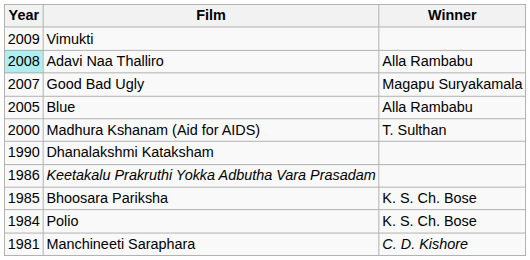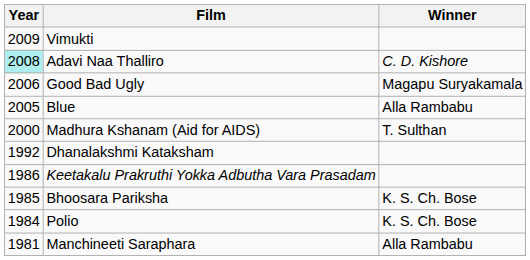(428, 61) Alla Rambabu -> (425, 61) C. D. Kishore
(24, 84) 2007 -> (24, 84) 2006
(24, 152) 1990 -> (24, 152) 1992
(425, 244) C. D. Kishore -> (428, 244) Alla Rambabu
